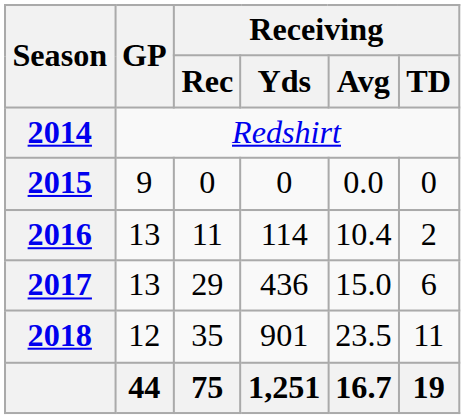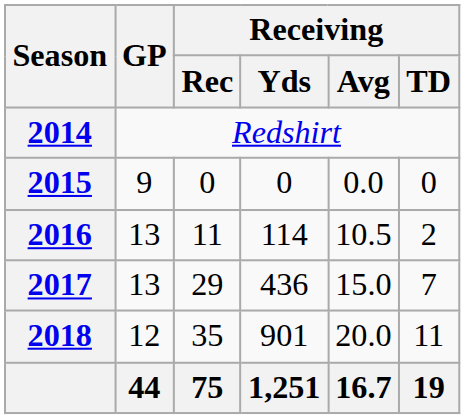(363, 234) 10.4 -> (363, 234) 10.5
(429, 285) 6 -> (429, 285) 7
(363, 336) 23.5 -> (363, 336) 20.0
